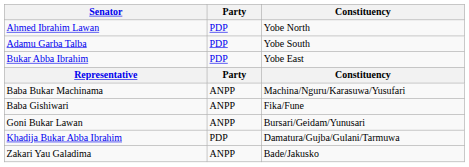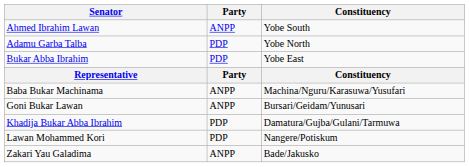(219, 28) PDP -> (222, 28) ANPP
(287, 28) Yobe North -> (287, 28) Yobe South
(287, 43) Yobe South -> (287, 43) Yobe North
- row: (38, 106)
+ row: (56, 138)
